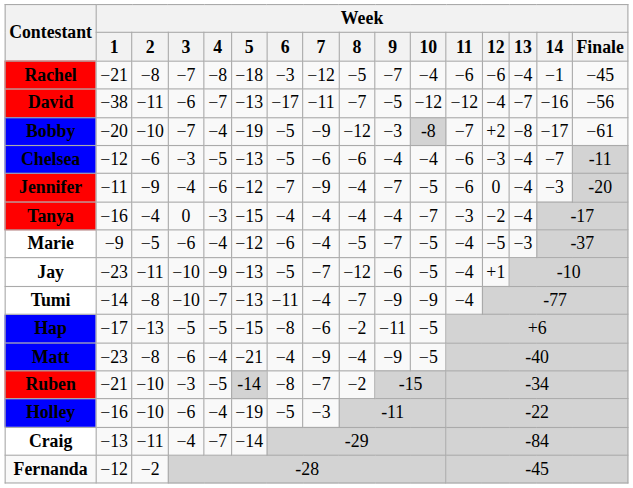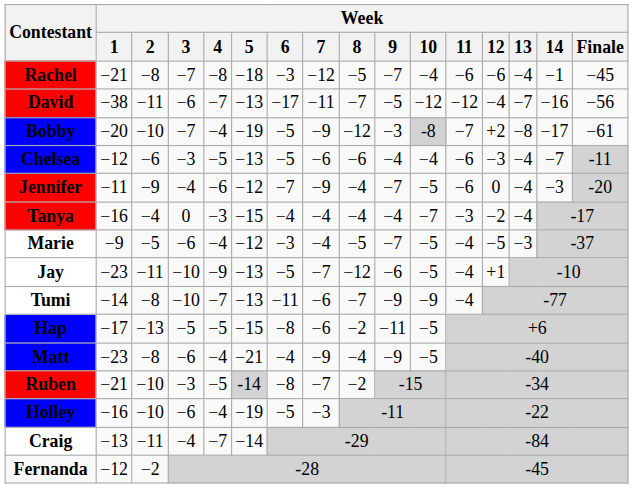(285, 243) −6 -> (285, 243) −3
(321, 300) −4 -> (321, 300) −6
